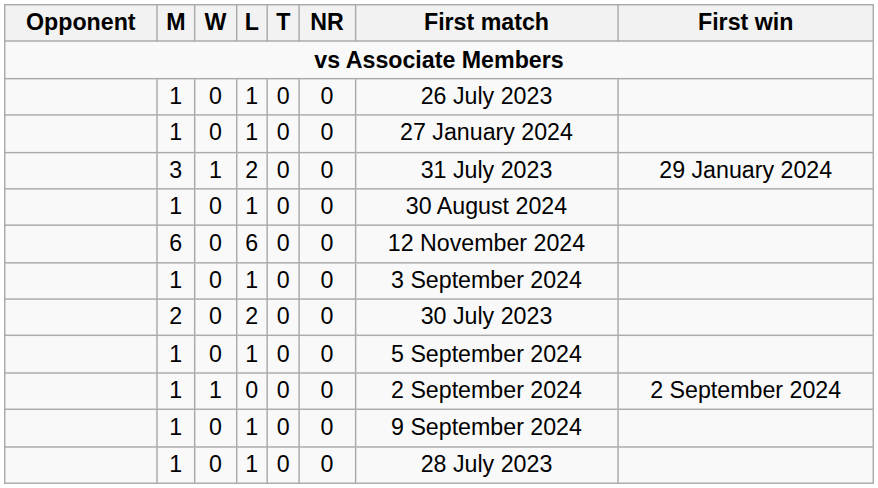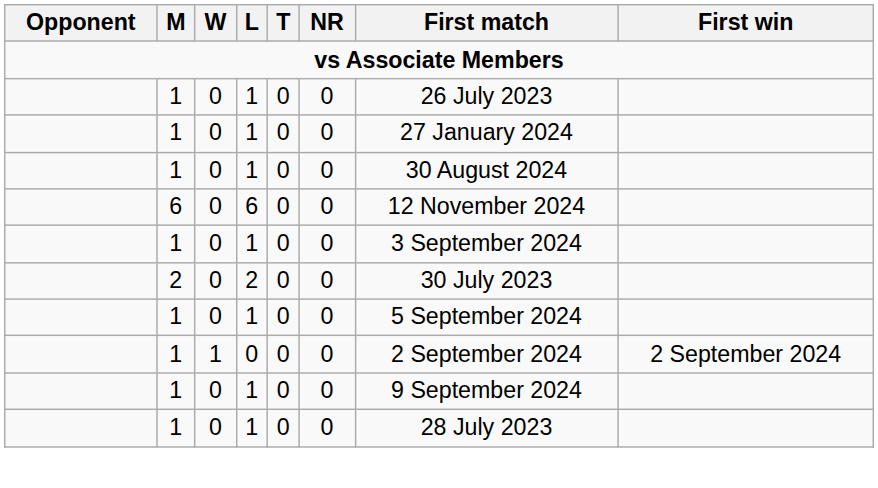- row: (176, 170)
